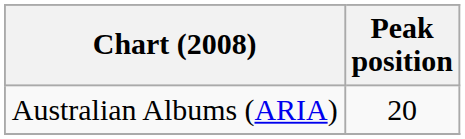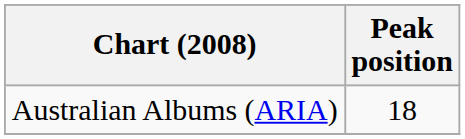(402, 109) 20 -> (402, 109) 18
